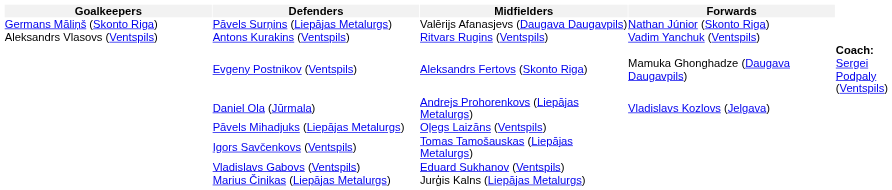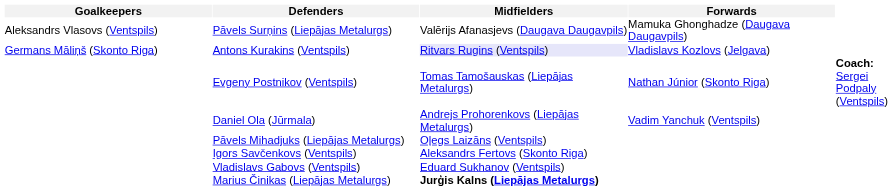(81, 24) Germans Māliņš (Skonto Riga) -> (81, 30) Aleksandrs Vlasovs (Ventspils)
(699, 24) Nathan Júnior (Skonto Riga) -> (709, 30) Mamuka Ghonghadze (Daugava Daugavpils)
(81, 37) Aleksandrs Vlasovs (Ventspils) -> (81, 50) Germans Māliņš (Skonto Riga)
(484, 37) no background -> (484, 50) lavender background
(694, 37) Vadim Yanchuk (Ventspils) -> (699, 50) Vladislavs Kozlovs (Jelgava)
(504, 69) Aleksandrs Fertovs (Skonto Riga) -> (496, 82) Tomas Tamošauskas (Liepājas Metalurgs)
(709, 69) Mamuka Ghonghadze (Daugava Daugavpils) -> (699, 82) Nathan Júnior (Skonto Riga)
(699, 108) Vladislavs Kozlovs (Jelgava) -> (694, 121) Vadim Yanchuk (Ventspils)
(496, 147) Tomas Tamošauskas (Liepājas Metalurgs) -> (504, 153) Aleksandrs Fertovs (Skonto Riga)
(503, 180) normal -> (509, 180) bold
